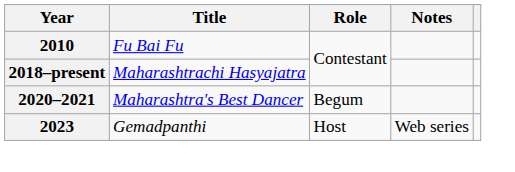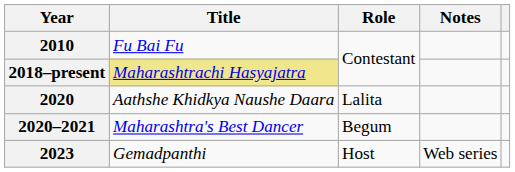(209, 72) no background -> (209, 72) khaki background
+ row: (57, 99)
